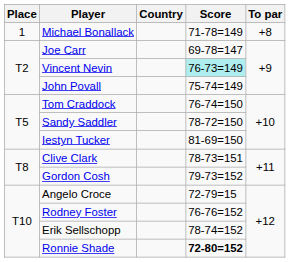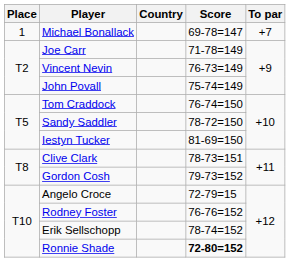(216, 32) 71-78=149 -> (216, 32) 69-78=147
(265, 32) +8 -> (265, 32) +7
(216, 50) 69-78=147 -> (216, 50) 71-78=149
(216, 68) paleturquoise background -> (216, 68) no background
